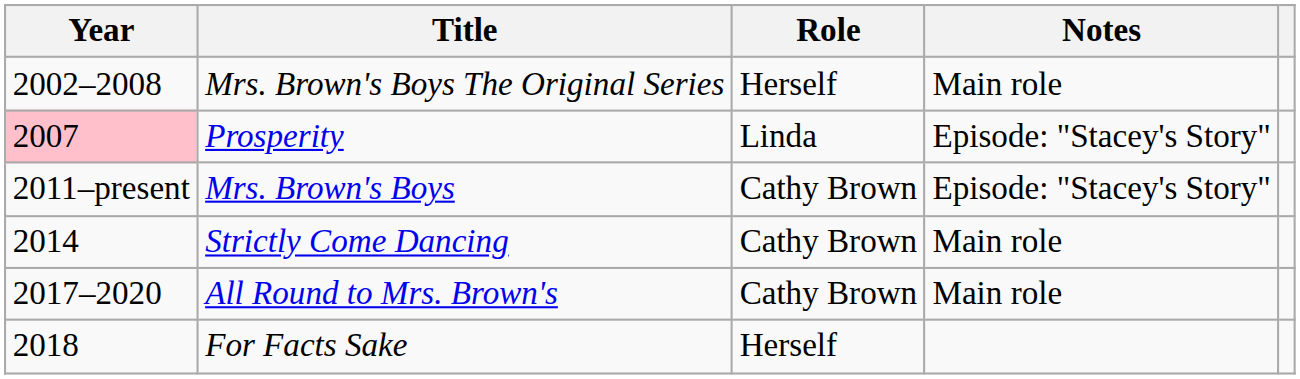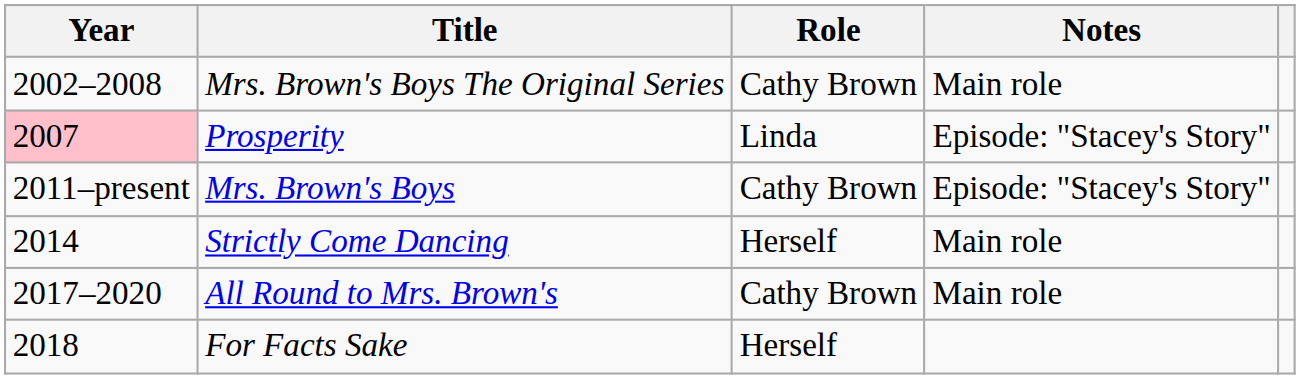(788, 83) Herself -> (828, 83) Cathy Brown
(828, 240) Cathy Brown -> (788, 240) Herself
